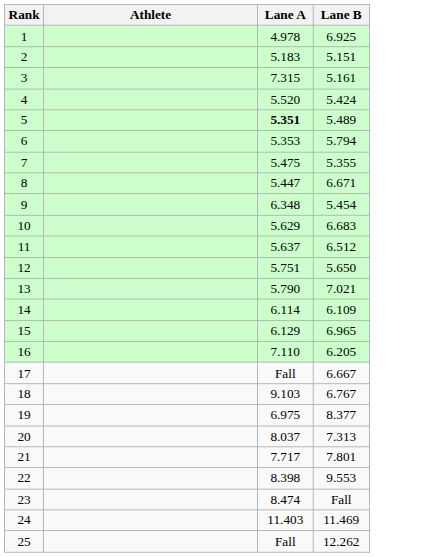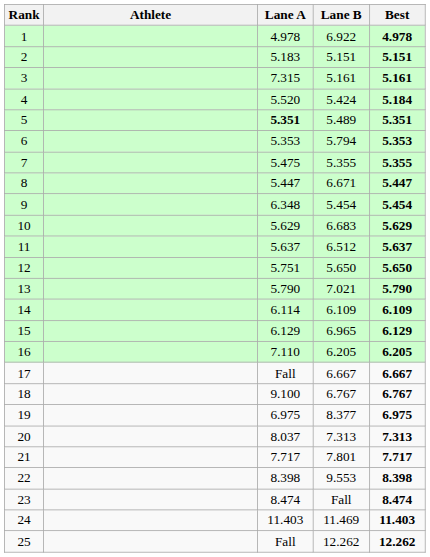+ column: (397, 15)
(341, 36) 6.925 -> (341, 36) 6.922
(285, 394) 9.103 -> (285, 394) 9.100
